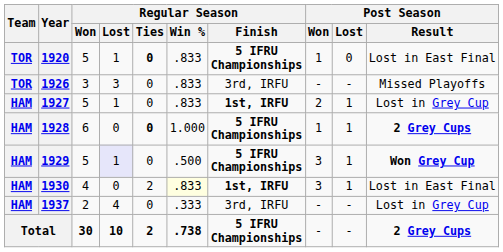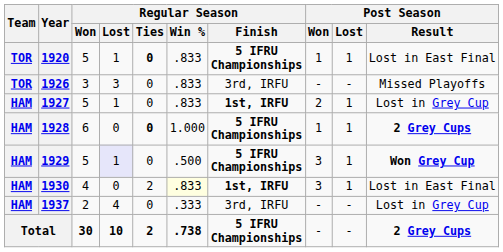(349, 59) 0 -> (349, 59) 1
